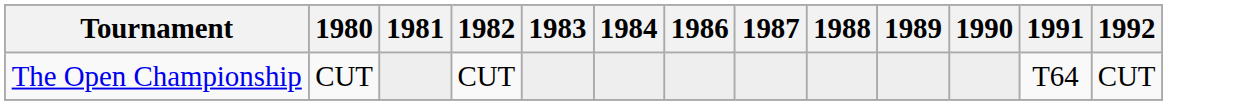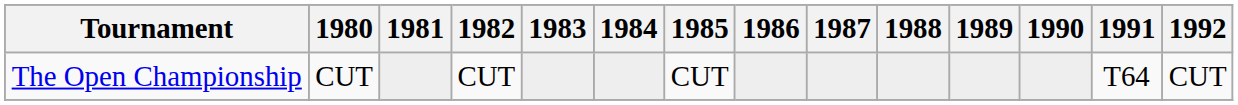+ column: (700, 28)
